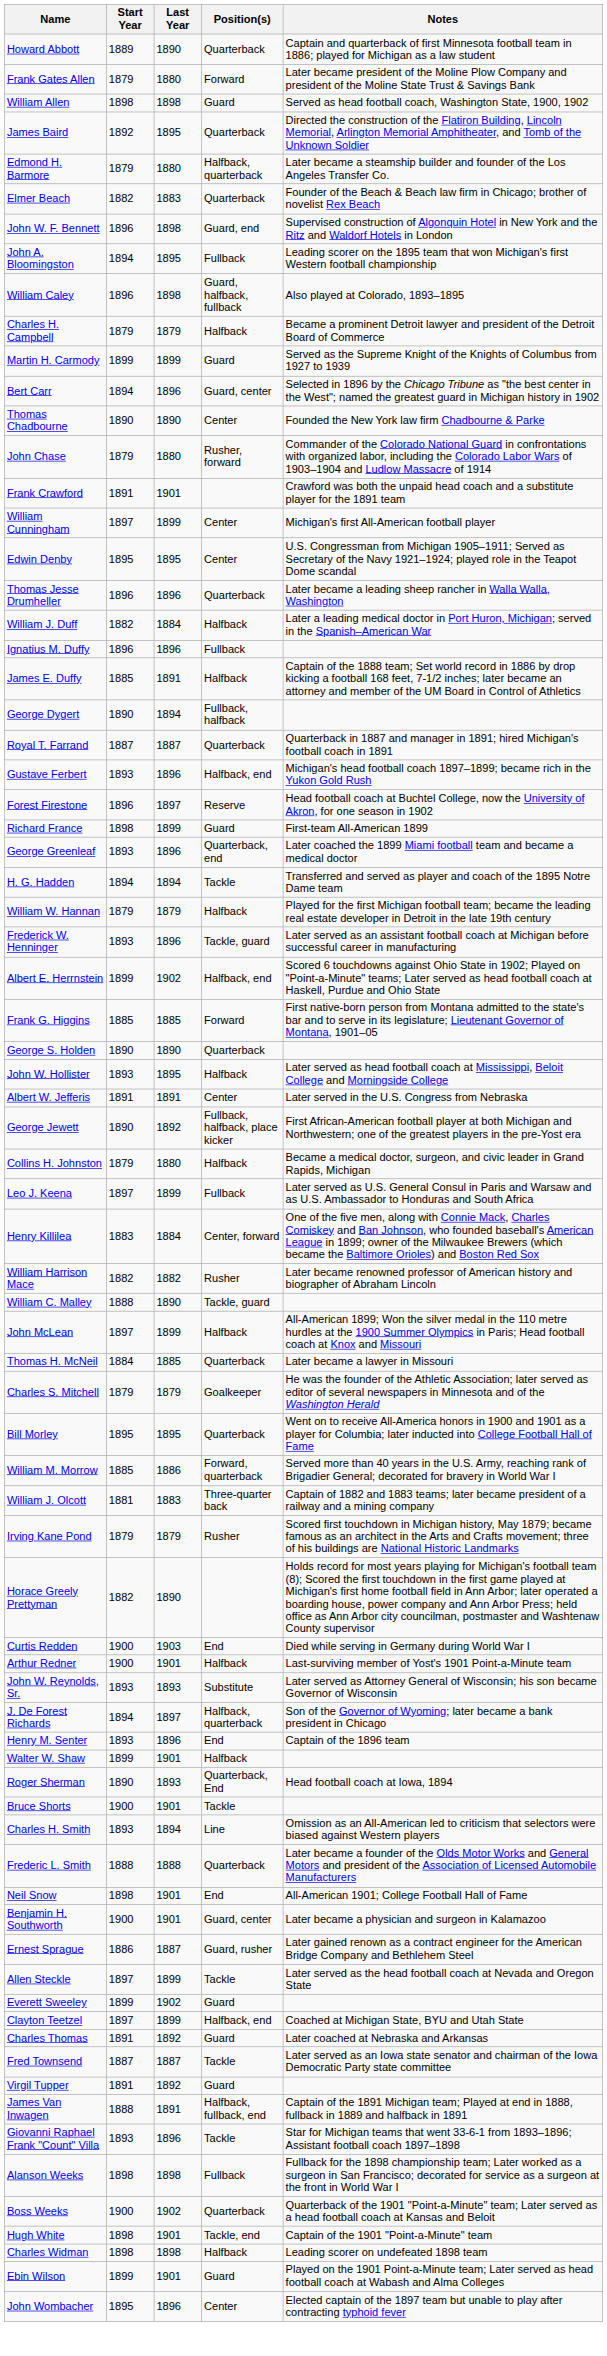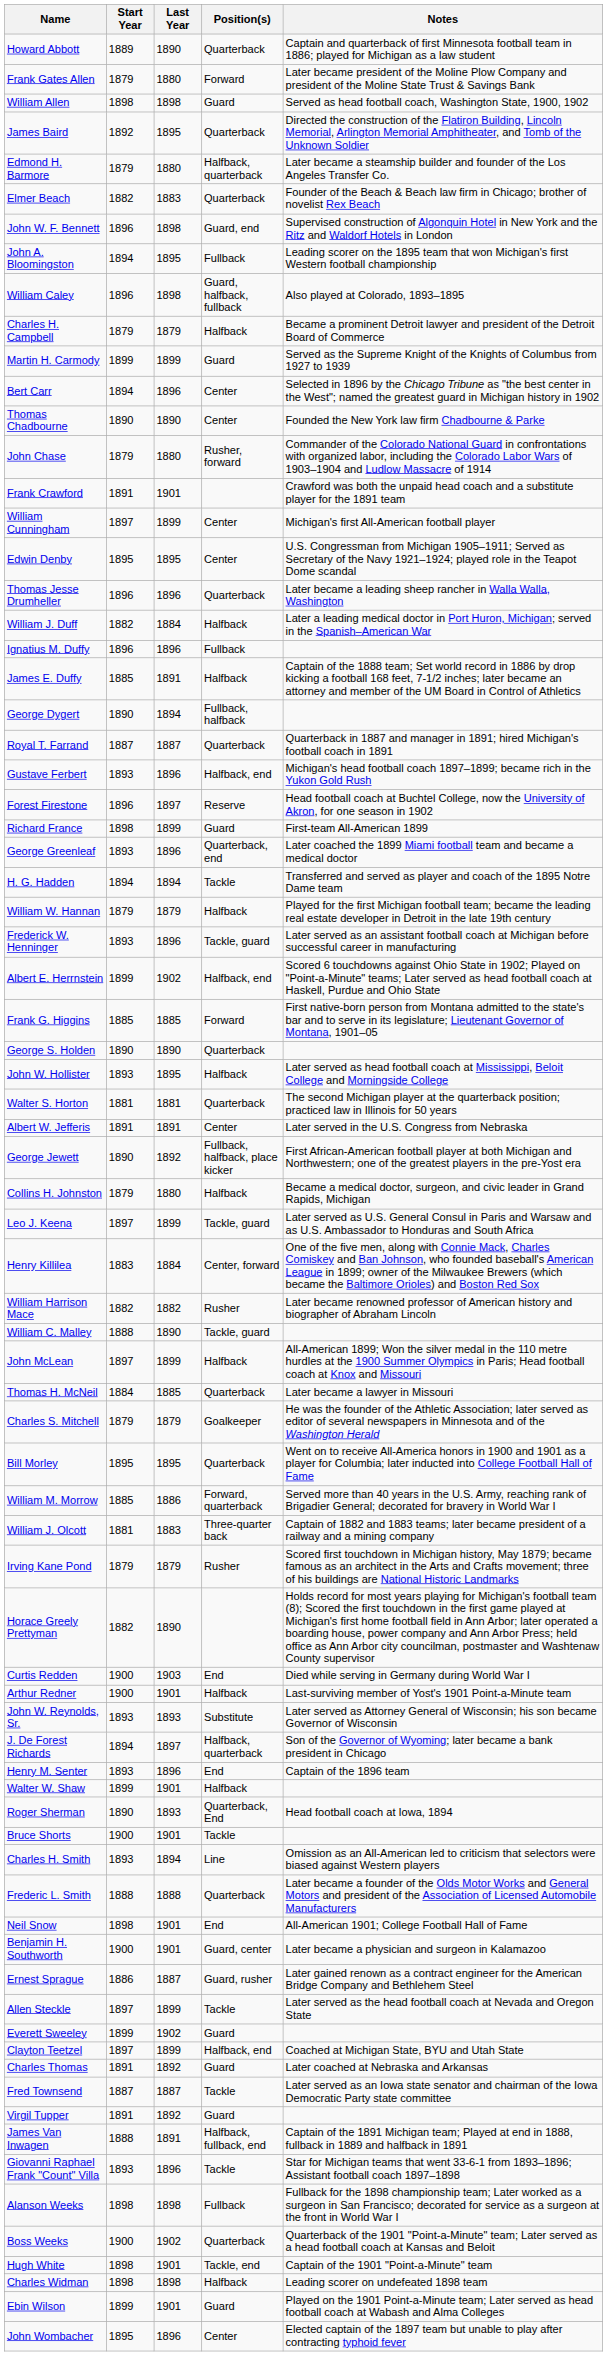(238, 391) Guard, center -> (221, 391) Center
+ row: (47, 1104)
(225, 1194) Fullback -> (237, 1223) Tackle, guard
